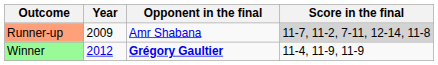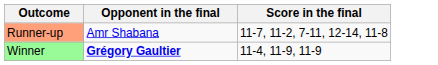- column: (105, 13)
(356, 32) lightgrey background -> (314, 32) no background
